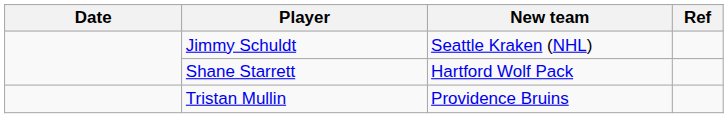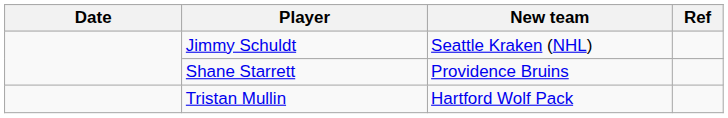(502, 71) Hartford Wolf Pack -> (500, 71) Providence Bruins
(500, 98) Providence Bruins -> (502, 98) Hartford Wolf Pack
